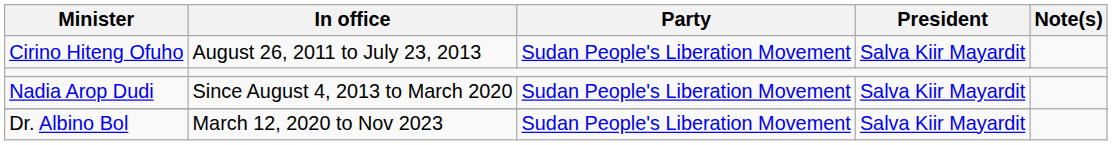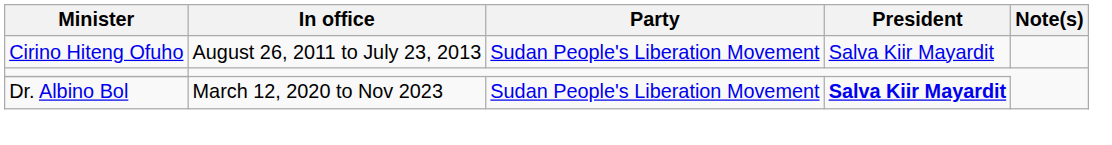- row: (81, 92)
(943, 123) normal -> (917, 92) bold
